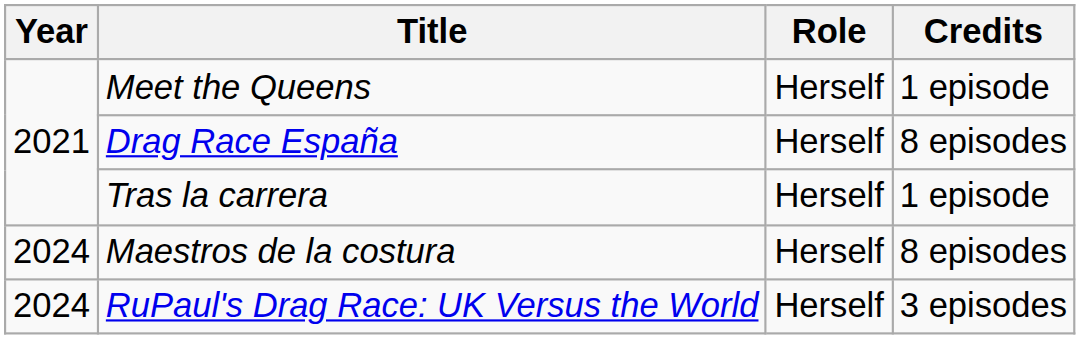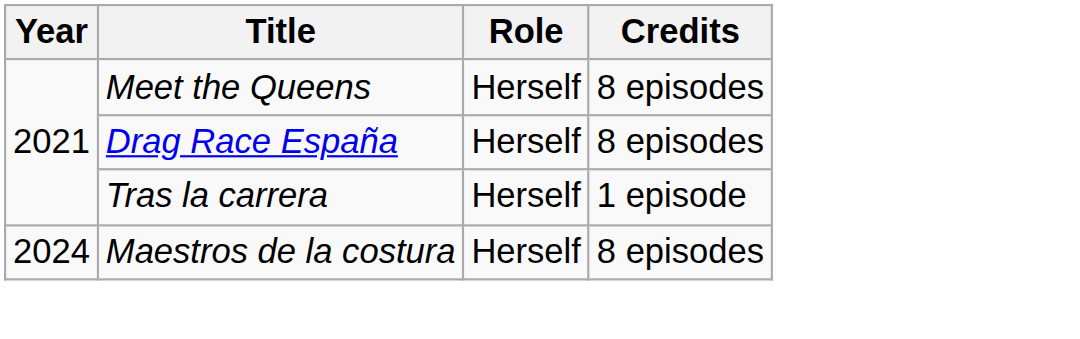(975, 86) 1 episode -> (680, 86) 8 episodes
- row: (432, 305)
